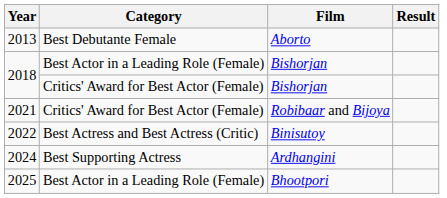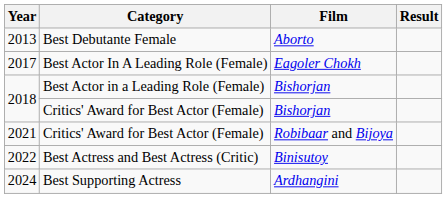+ row: (22, 63)
- row: (22, 181)
